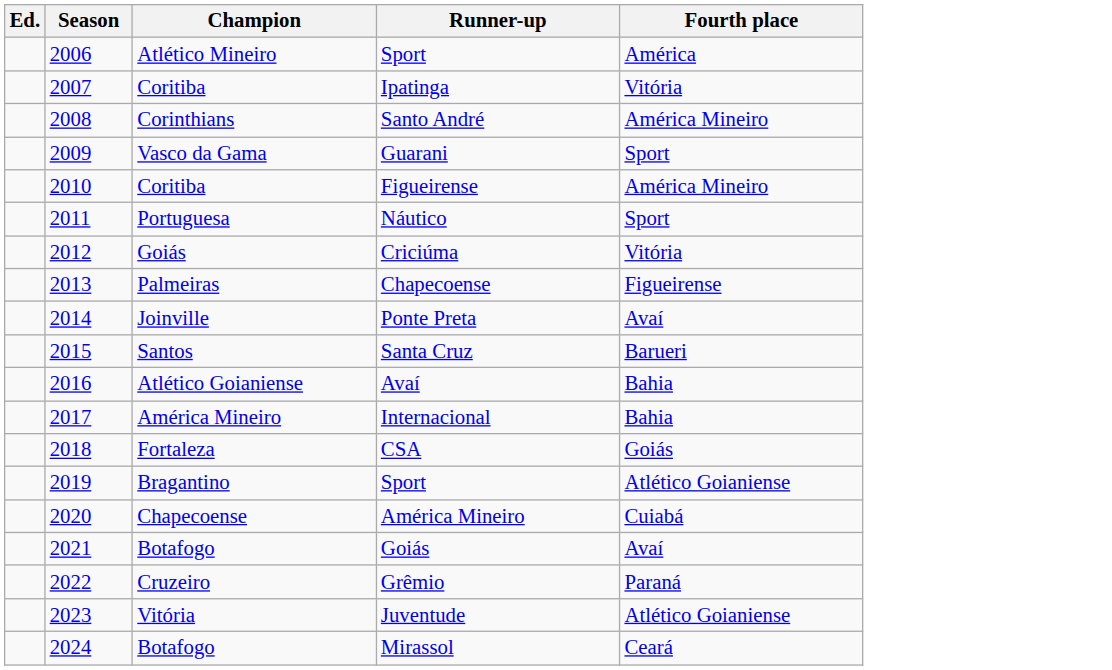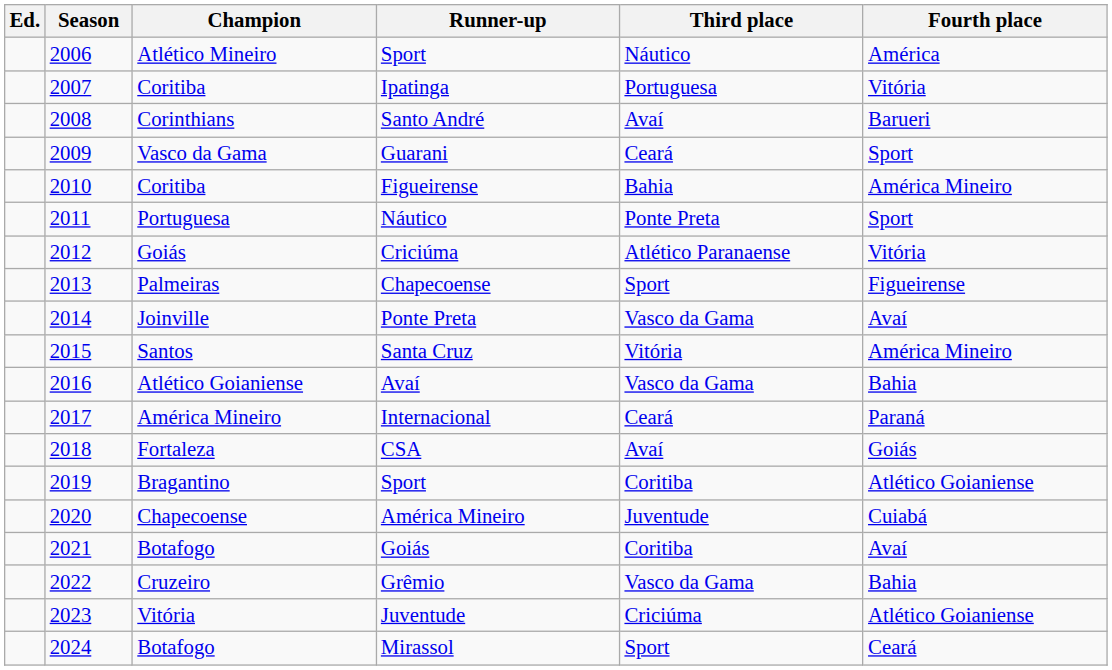+ column: (741, 20)
(696, 119) América Mineiro -> (899, 119) Barueri
(656, 350) Barueri -> (940, 350) América Mineiro
(649, 416) Bahia -> (896, 416) Paraná
(653, 581) Paraná -> (892, 581) Bahia
